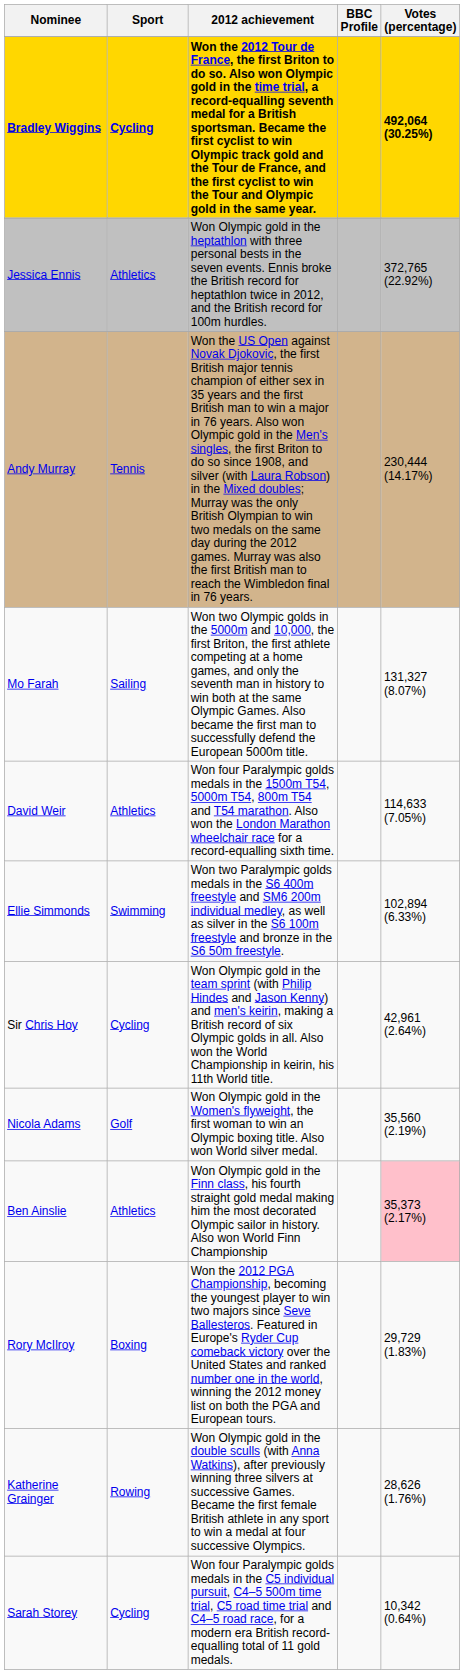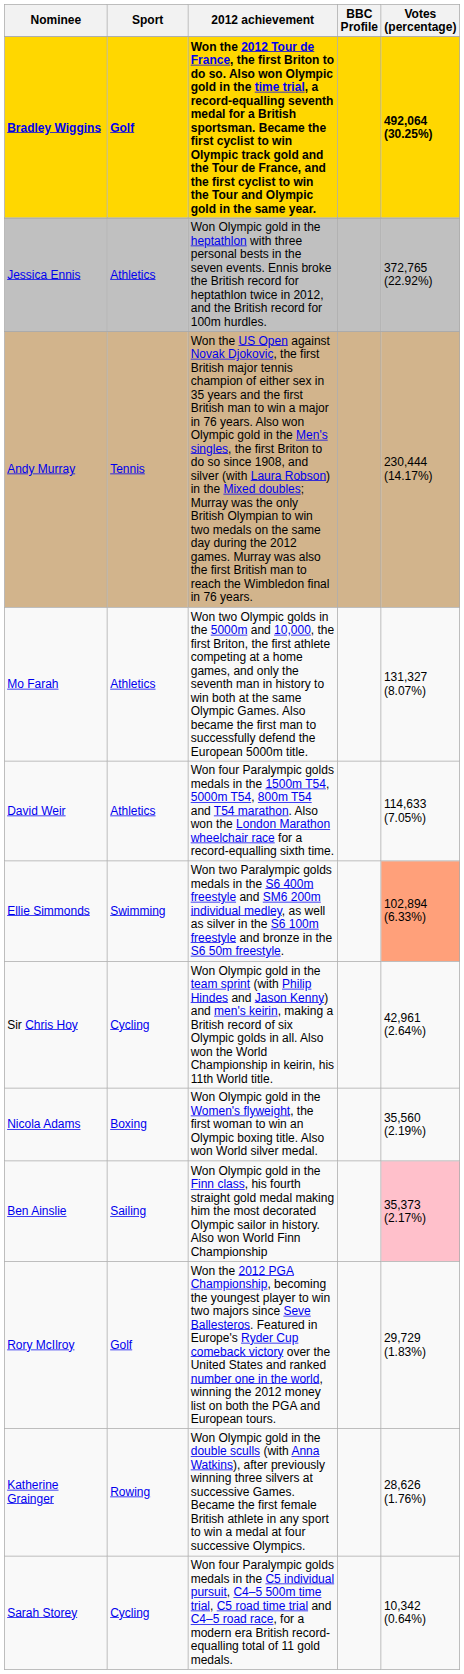(132, 127) Cycling -> (122, 127) Golf
(128, 684) Sailing -> (133, 684) Athletics
(406, 911) no background -> (406, 911) lightsalmon background
(121, 1124) Golf -> (129, 1124) Boxing
(133, 1211) Athletics -> (128, 1211) Sailing
(129, 1345) Boxing -> (121, 1345) Golf
